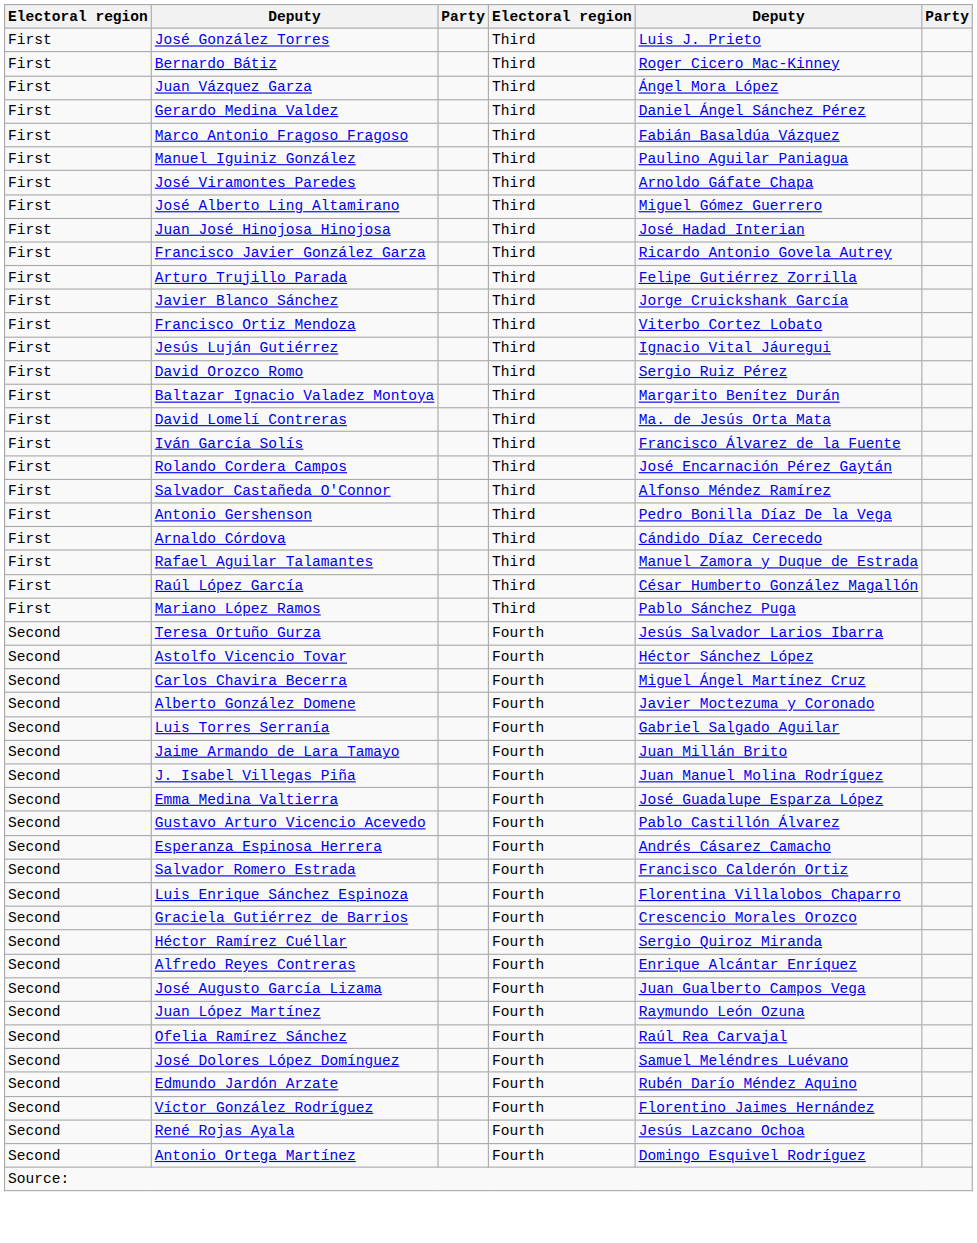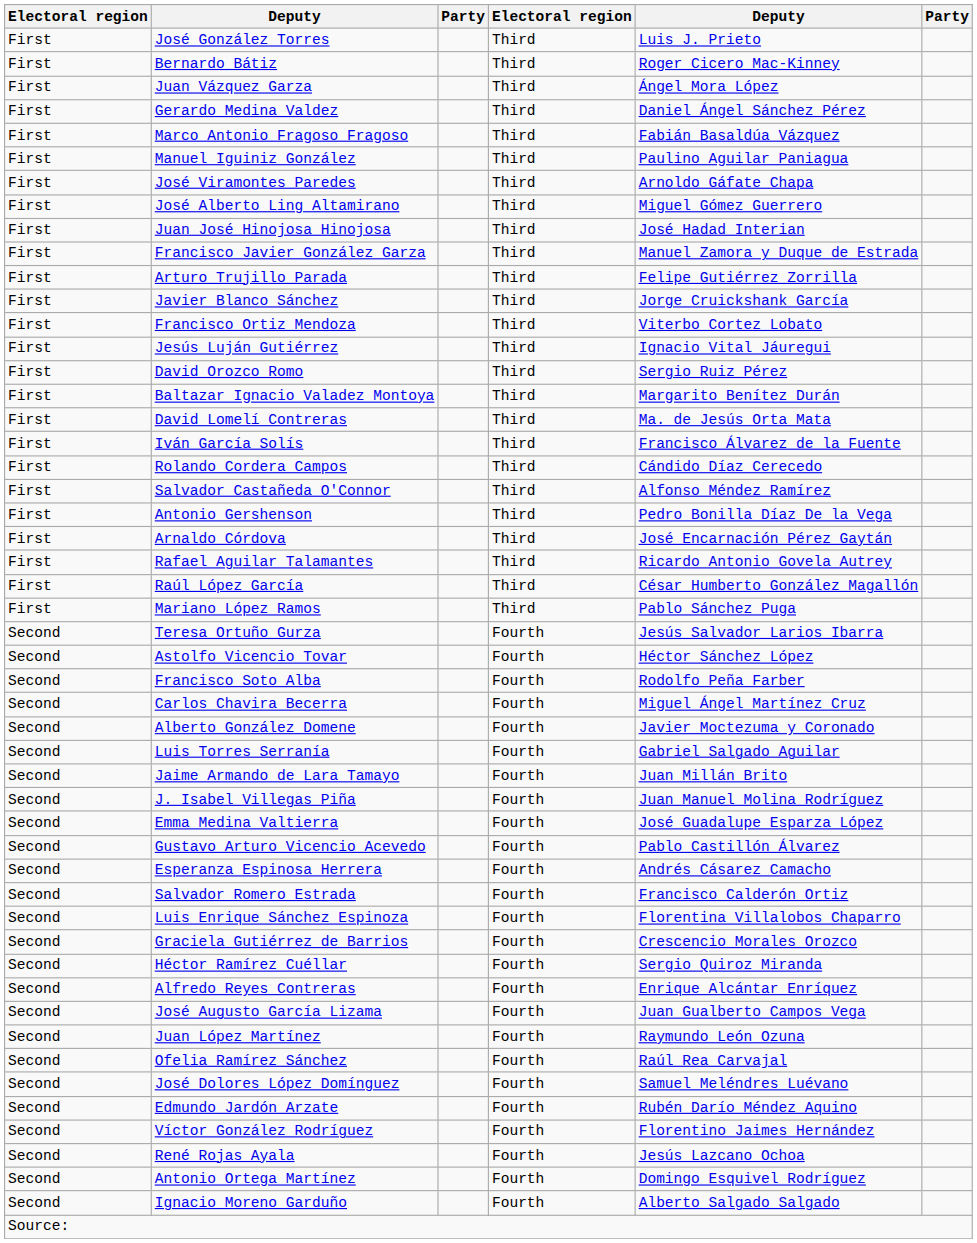(765, 254) Ricardo Antonio Govela Autrey -> (778, 254) Manuel Zamora y Duque de Estrada
(765, 467) José Encarnación Pérez Gaytán -> (730, 467) Cándido Díaz Cerecedo
(730, 538) Cándido Díaz Cerecedo -> (765, 538) José Encarnación Pérez Gaytán
(778, 562) Manuel Zamora y Duque de Estrada -> (765, 562) Ricardo Antonio Govela Autrey
+ row: (238, 681)
+ row: (251, 1203)
